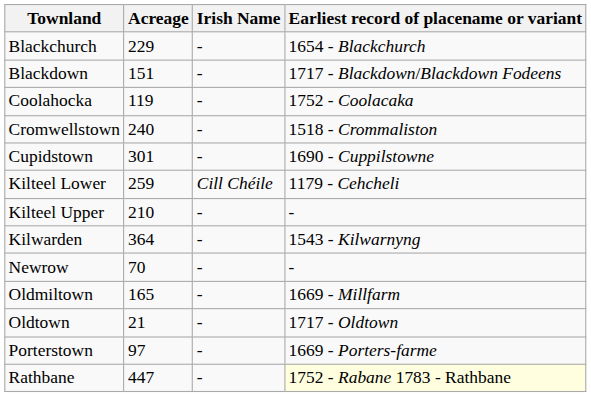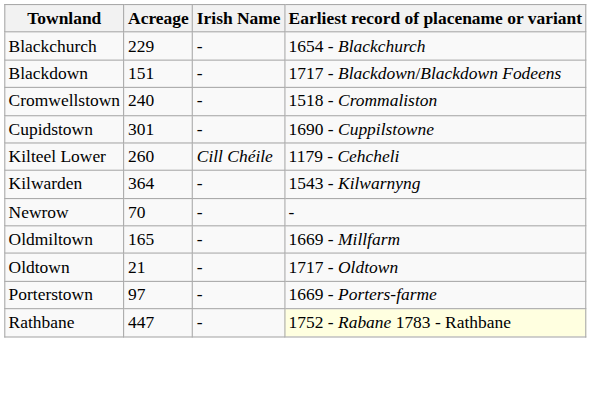- row: (50, 101)
(141, 184) 259 -> (141, 156) 260
- row: (56, 211)
